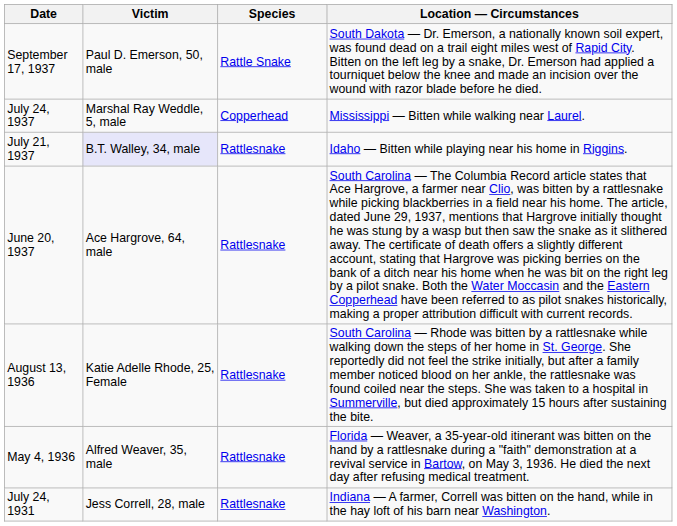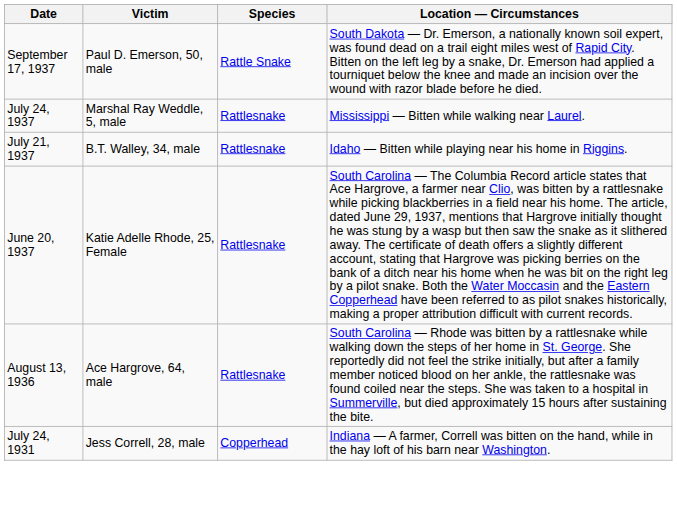(254, 115) Copperhead -> (253, 115) Rattlesnake
(143, 149) lavender background -> (143, 149) no background
(135, 244) Ace Hargrove, 64, male -> (150, 244) Katie Adelle Rhode, 25, Female
(150, 375) Katie Adelle Rhode, 25, Female -> (135, 375) Ace Hargrove, 64, male
- row: (41, 457)
(253, 504) Rattlesnake -> (254, 443) Copperhead
